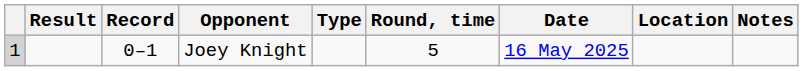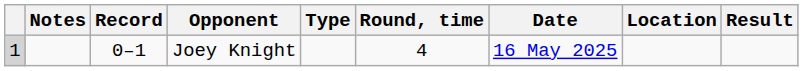columns swapped: (63, 20) <-> (765, 20)
(433, 51) 5 -> (422, 51) 4
